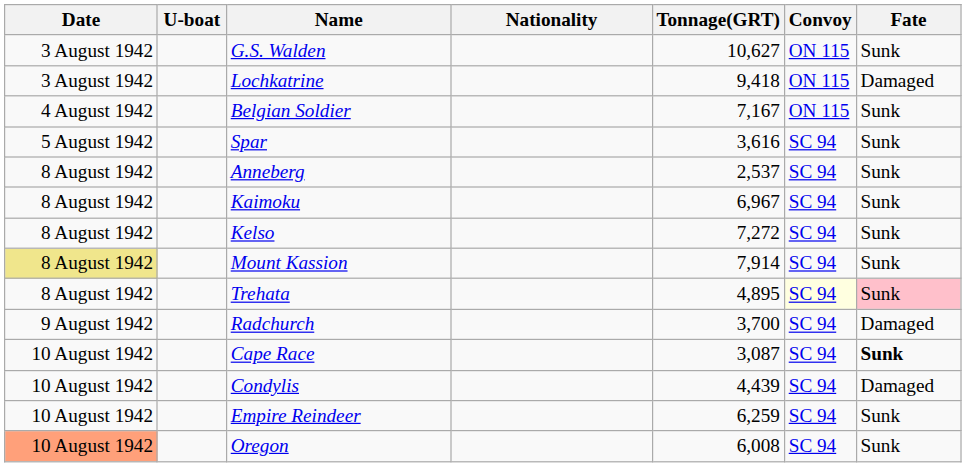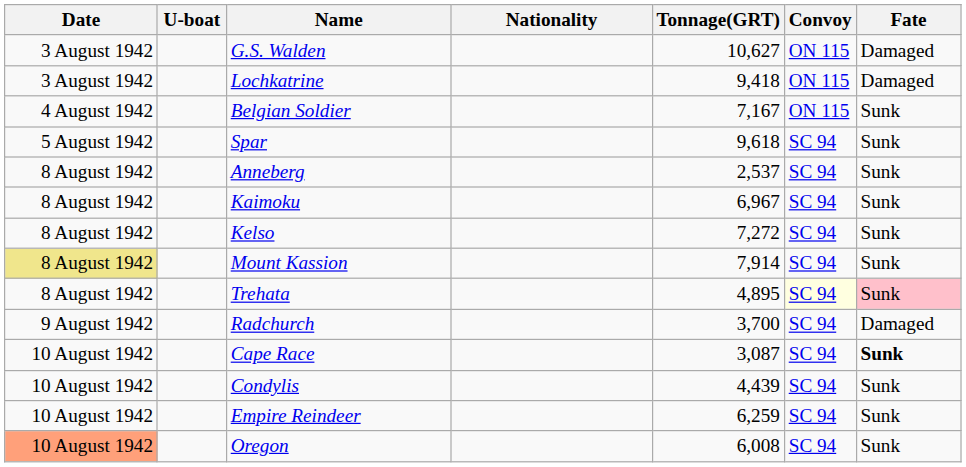(880, 50) Sunk -> (897, 50) Damaged
(758, 141) 3,616 -> (758, 141) 9,618
(897, 385) Damaged -> (880, 385) Sunk
